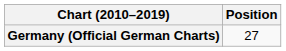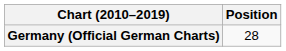(252, 35) 27 -> (252, 35) 28
